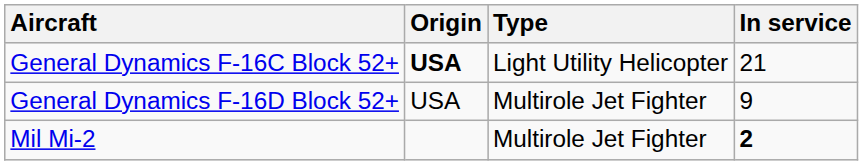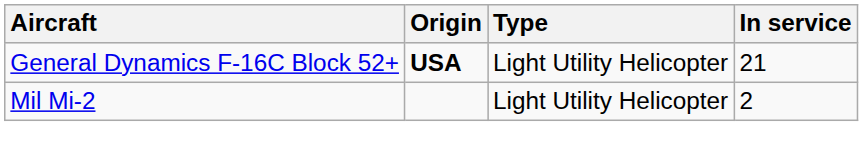- row: (205, 100)
(600, 139) Multirole Jet Fighter -> (611, 100) Light Utility Helicopter
(746, 139) bold -> (746, 100) normal
